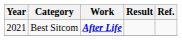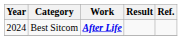(16, 27) 2021 -> (16, 27) 2024
